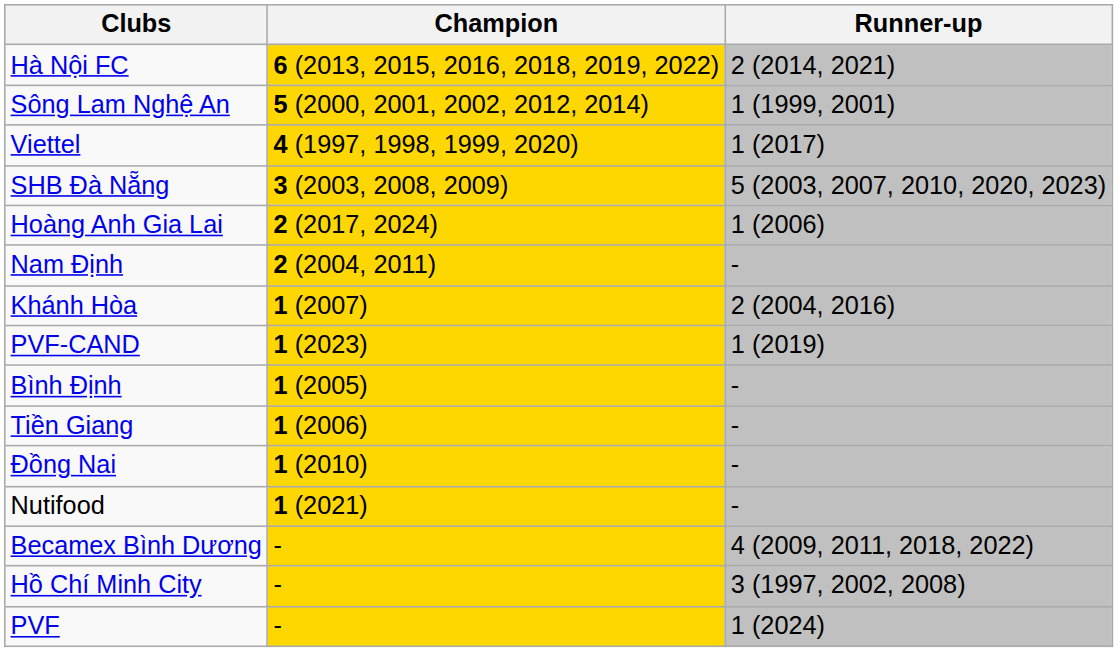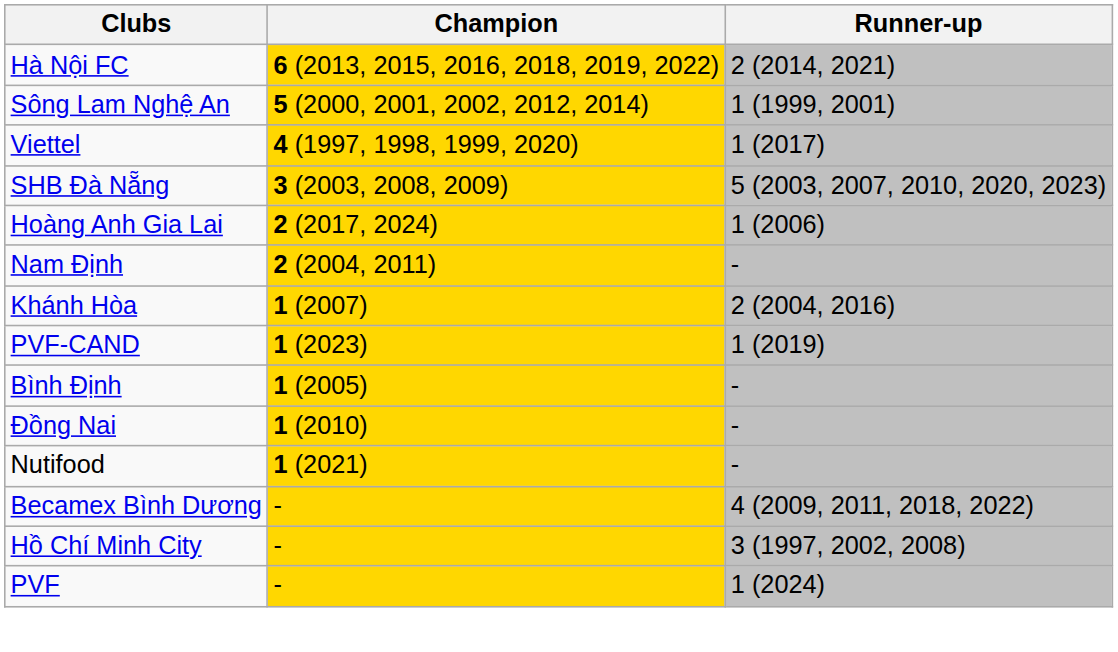- row: (72, 425)
